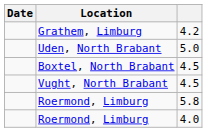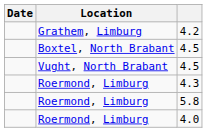- row: (100, 48)
+ row: (93, 84)
